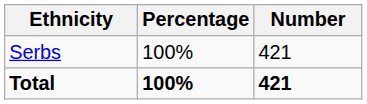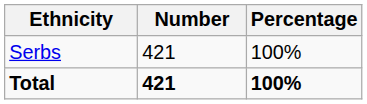columns swapped: (308, 20) <-> (196, 20)
